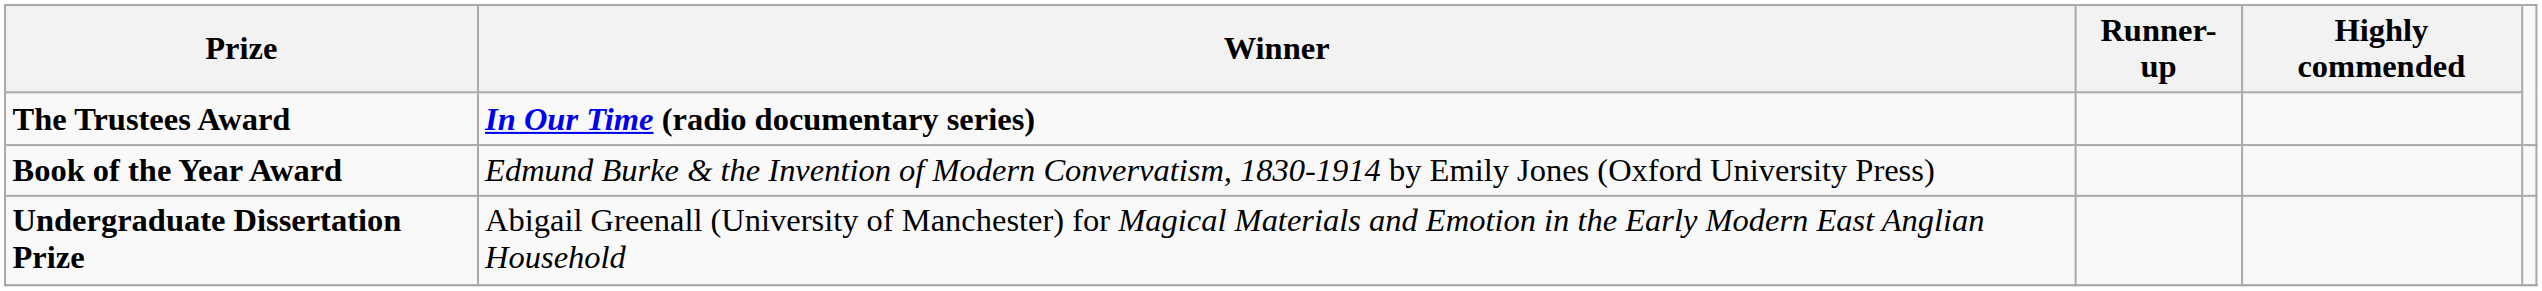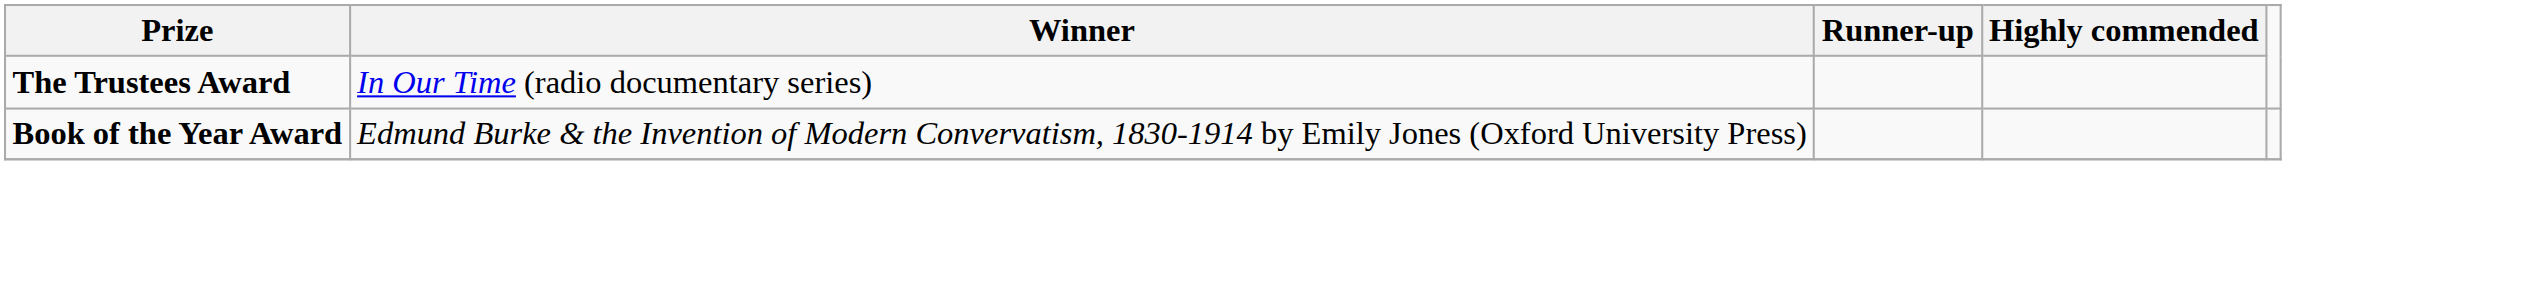(760, 118) bold -> (615, 81) normal
- row: (207, 239)
